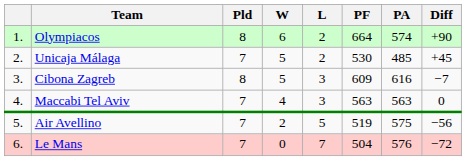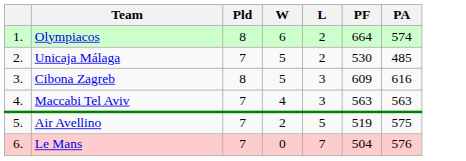- column: (441, 15)
